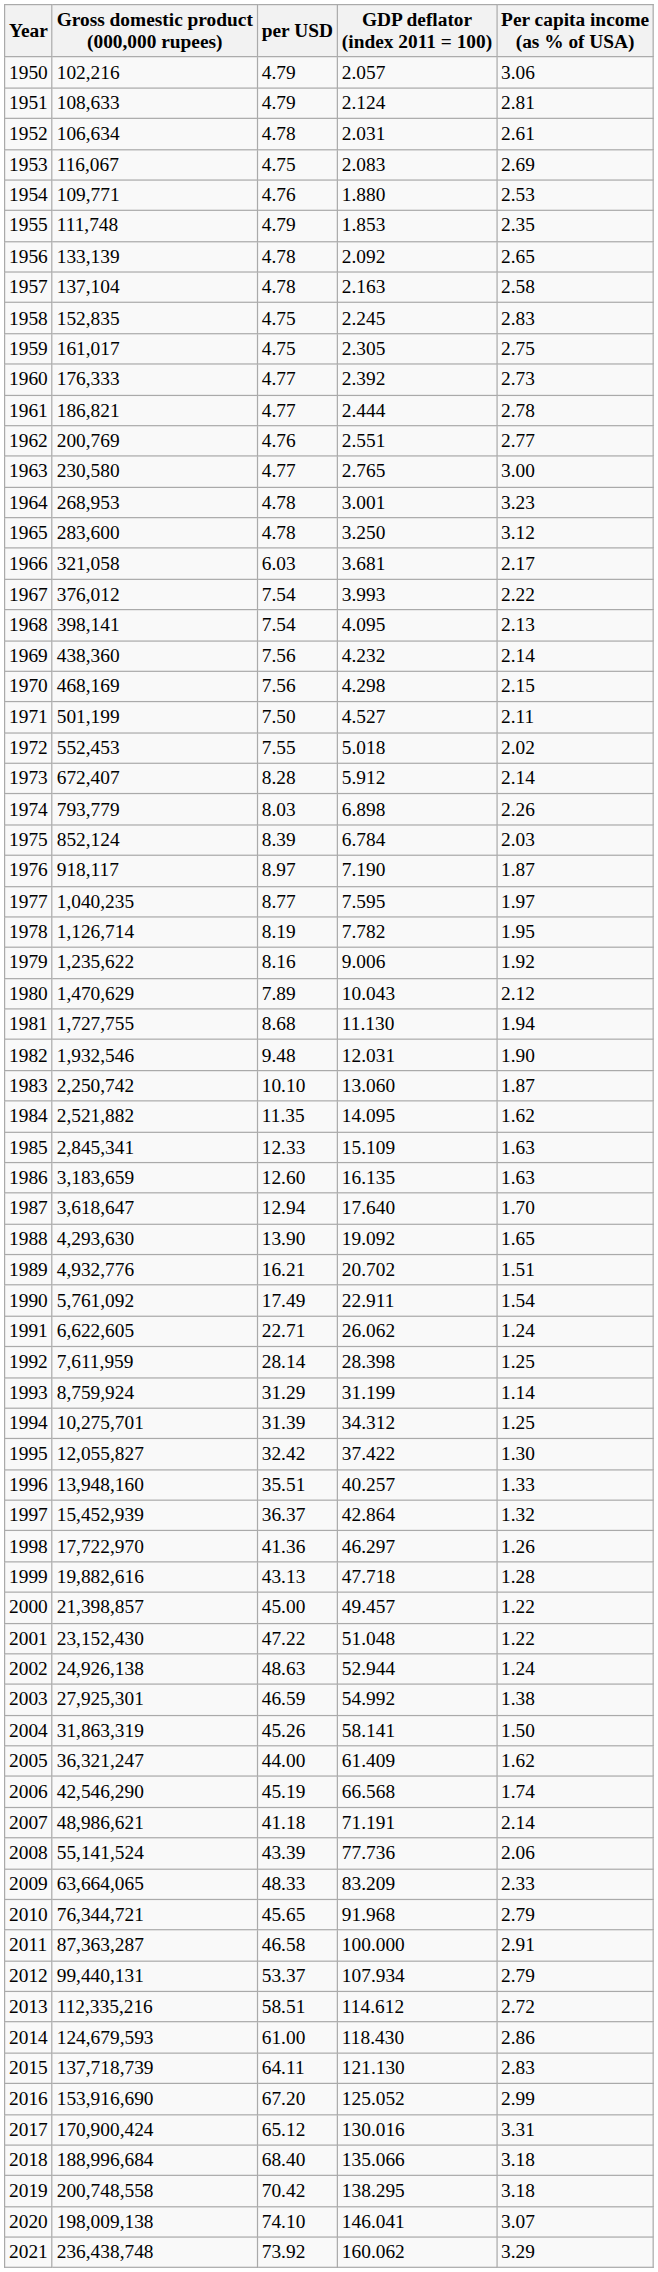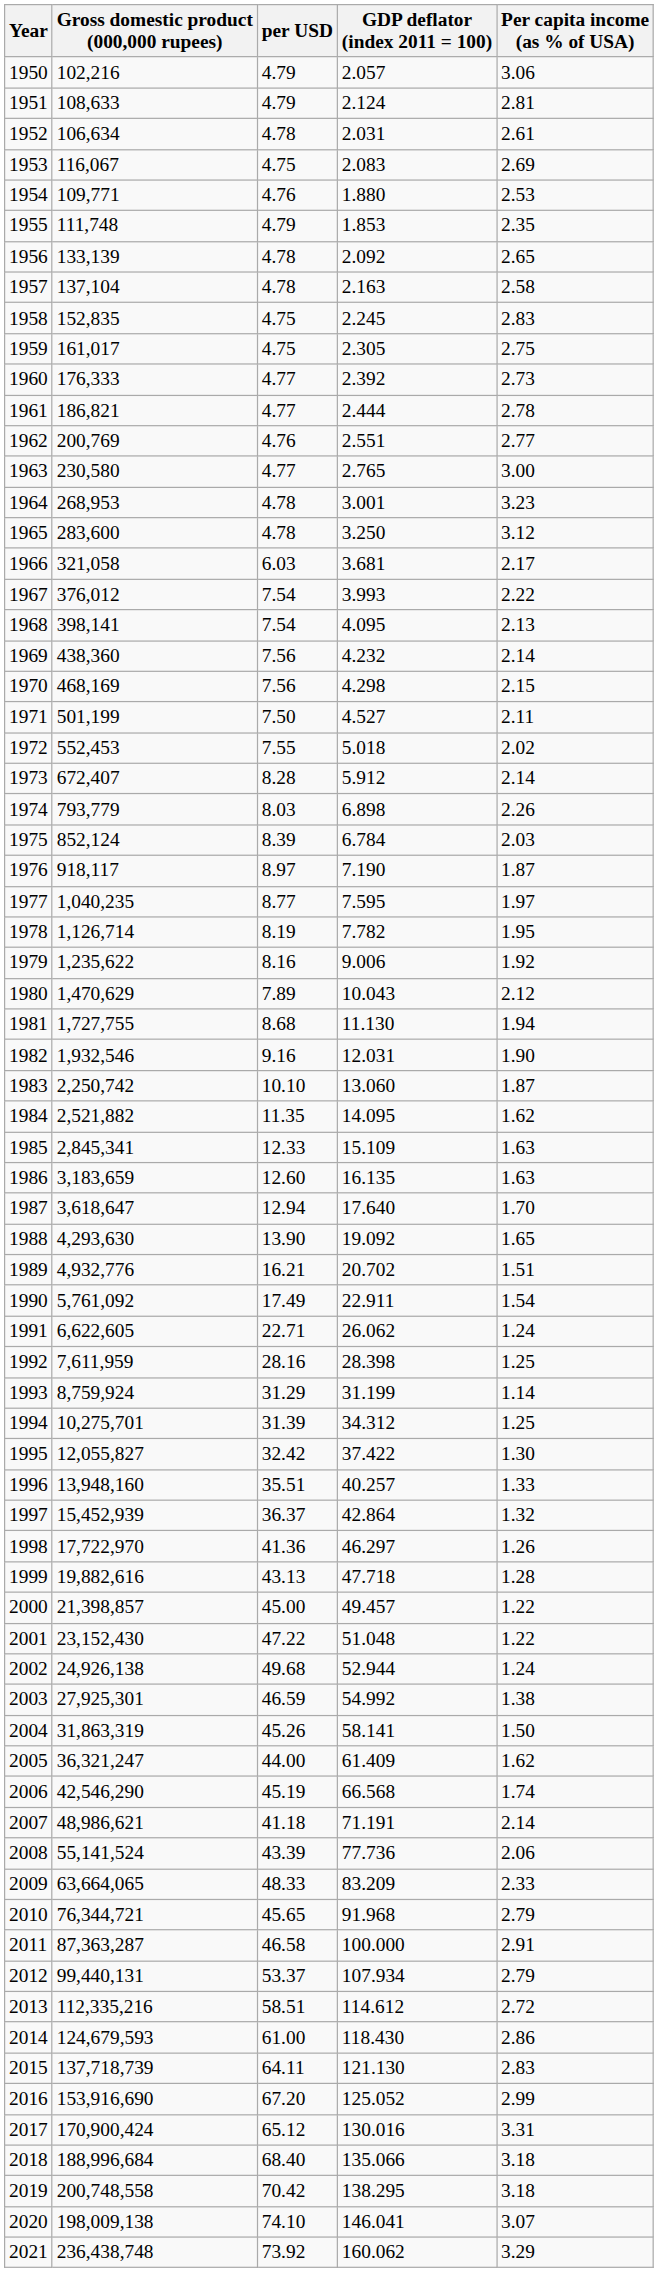(279, 1054) 9.48 -> (279, 1054) 9.16
(284, 1361) 28.14 -> (284, 1361) 28.16
(284, 1668) 48.63 -> (284, 1668) 49.68
